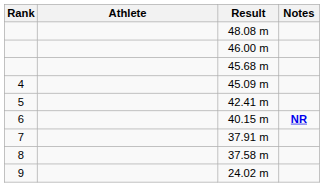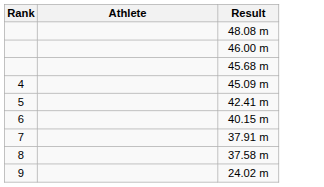- column: (299, 13)
